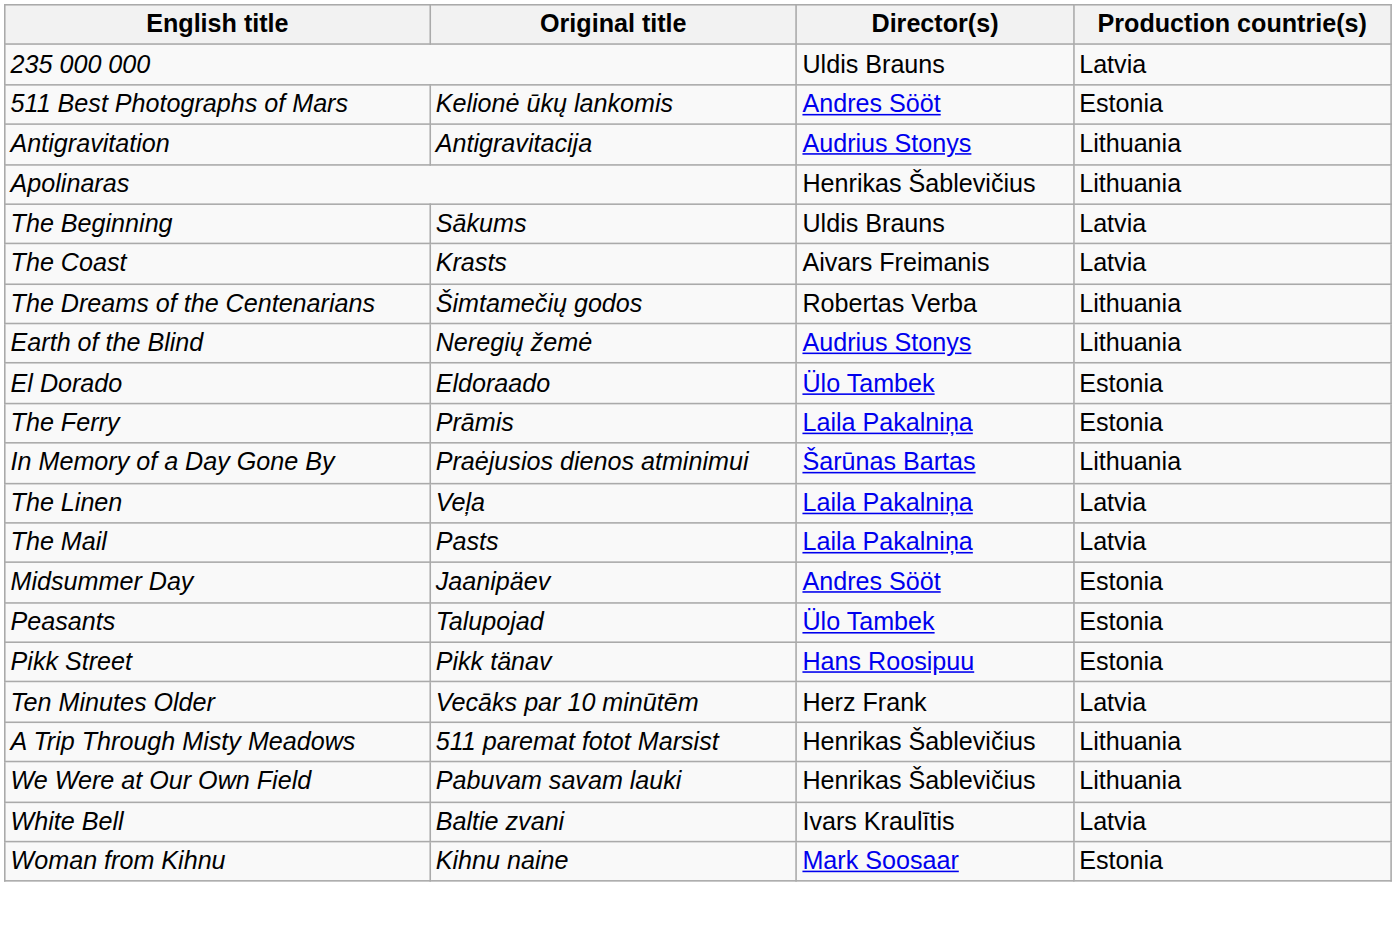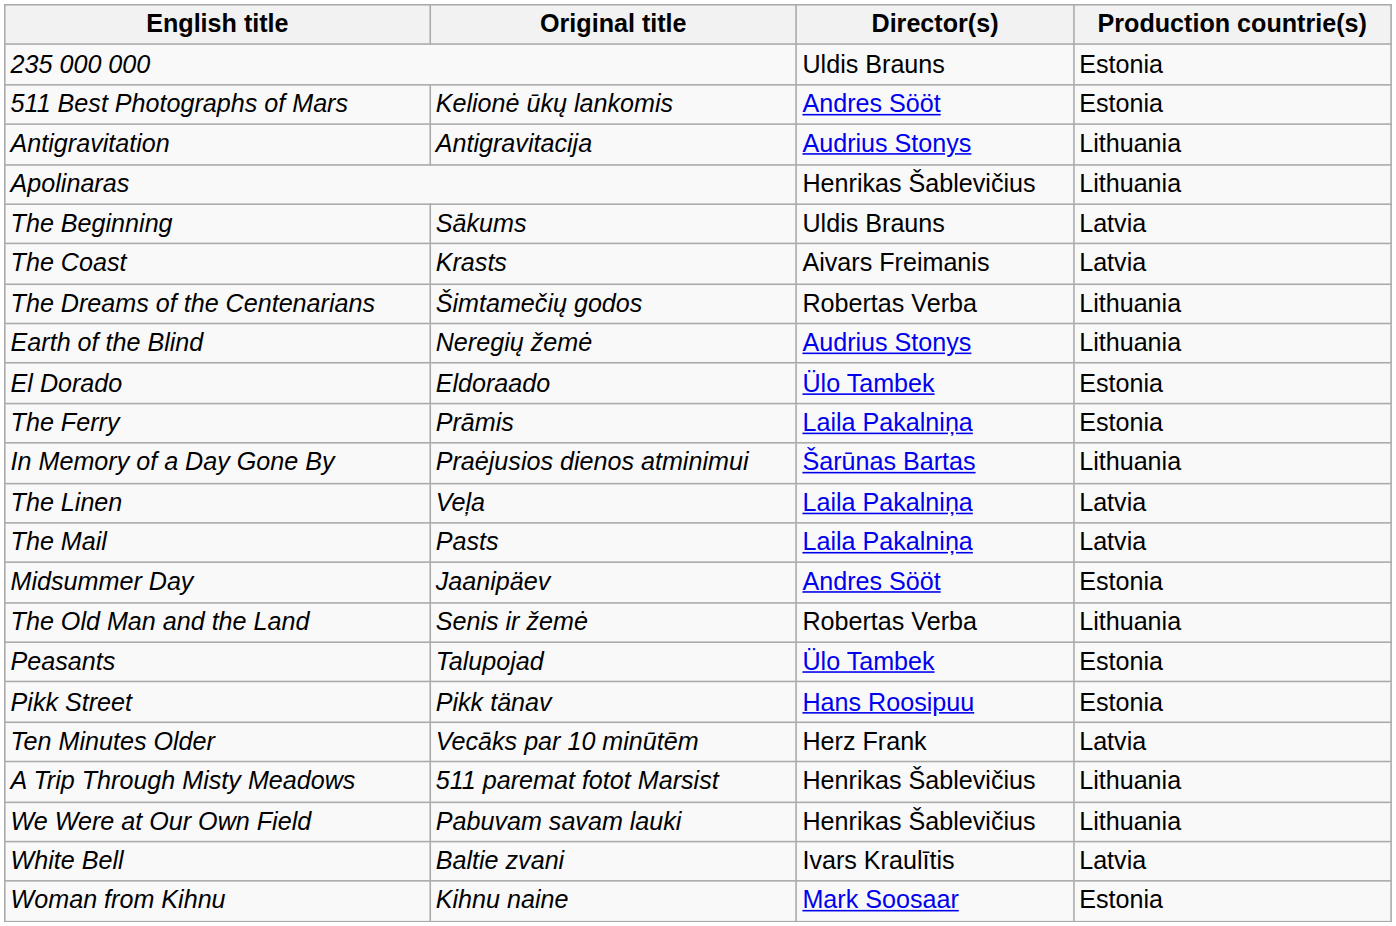(1113, 64) Latvia -> (1121, 64) Estonia
+ row: (160, 622)
